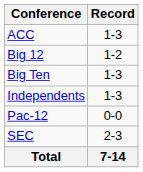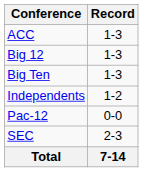(113, 55) 1-2 -> (113, 55) 1-3
(113, 95) 1-3 -> (113, 95) 1-2
